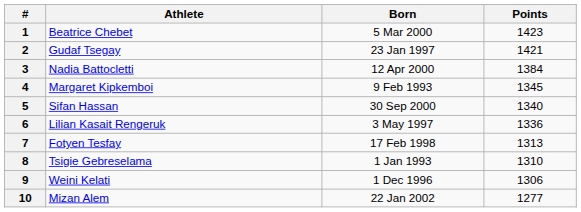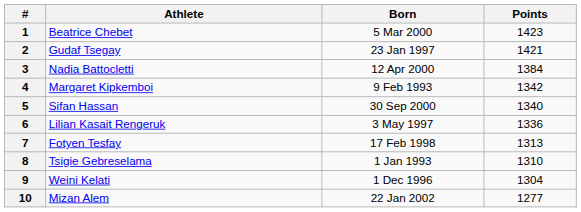(530, 88) 1345 -> (530, 88) 1342
(530, 180) 1306 -> (530, 180) 1304
